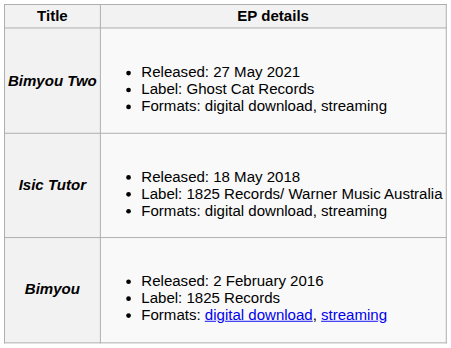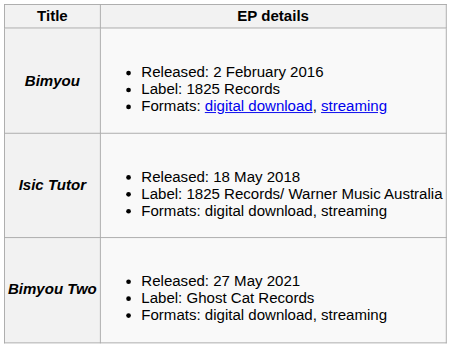rows swapped: (52, 290) <-> (52, 80)
